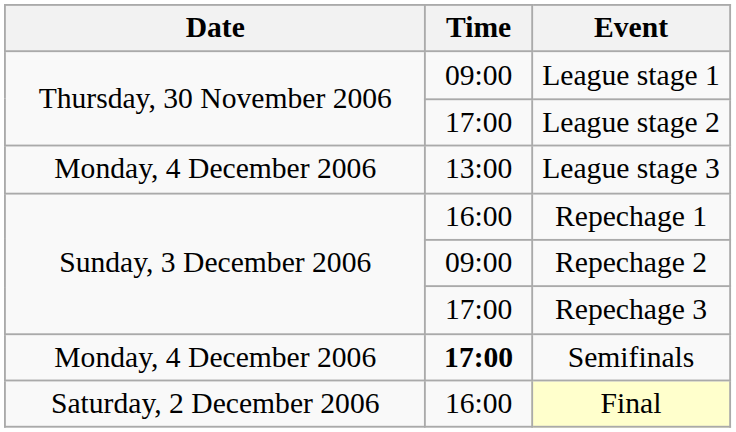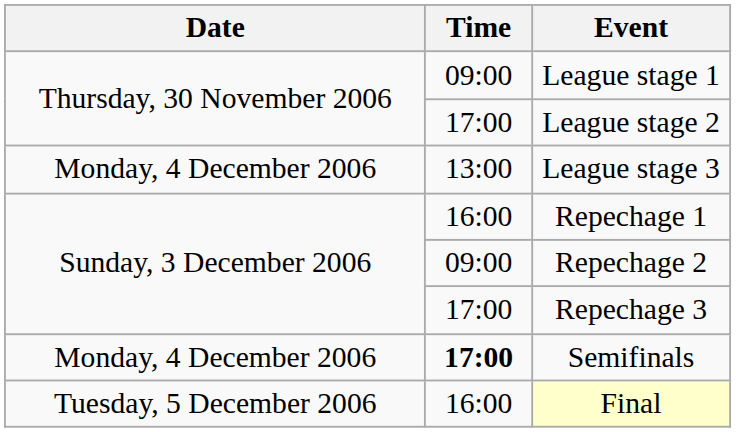(215, 403) Saturday, 2 December 2006 -> (215, 403) Tuesday, 5 December 2006
